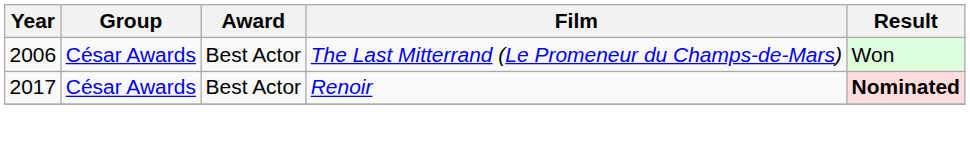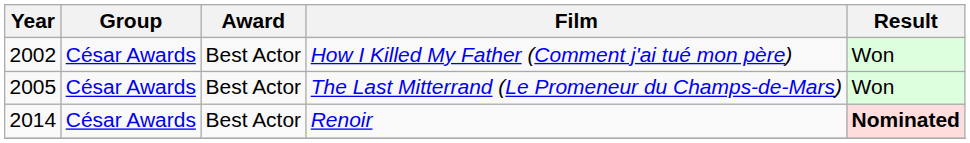+ row: (552, 54)
(33, 54) 2006 -> (33, 87) 2005
(33, 87) 2017 -> (33, 120) 2014
